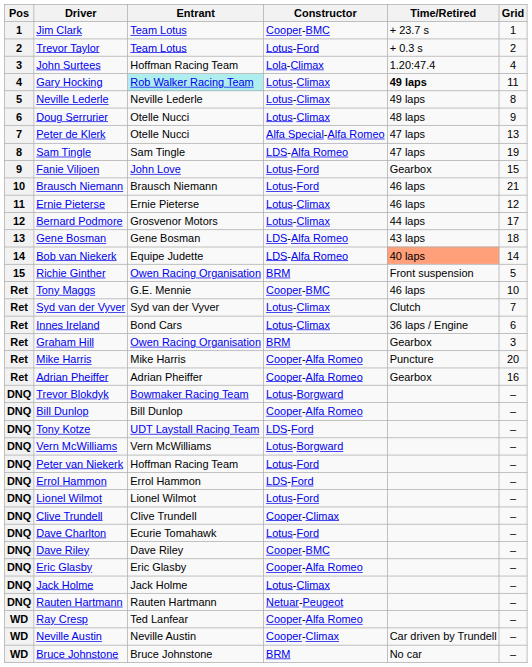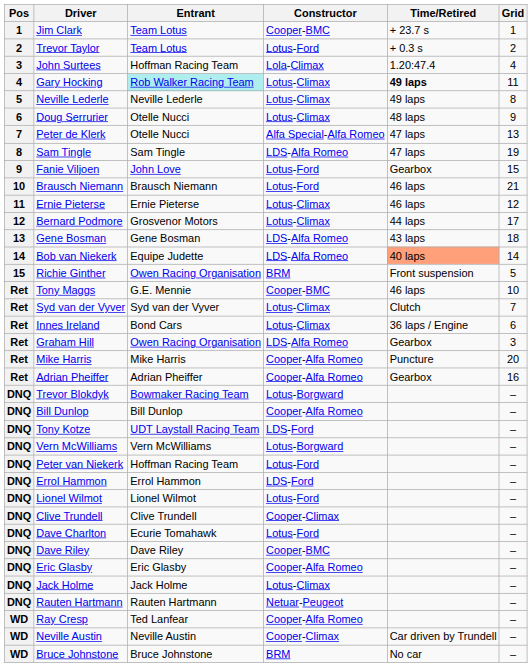(278, 342) BRM -> (307, 342) LDS-Alfa Romeo
